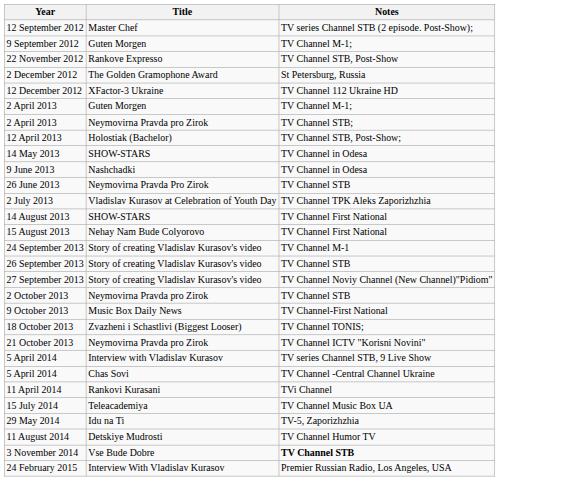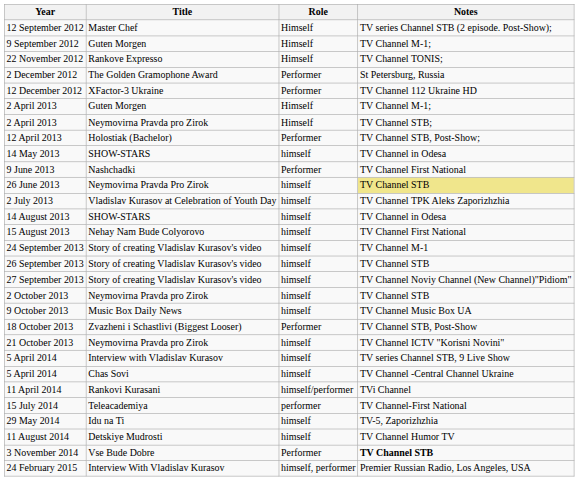+ column: (318, 12)
(340, 59) TV Channel STB, Post-Show -> (401, 59) TV Channel TONIS;
(324, 169) TV Channel in Odesa -> (413, 169) TV Channel First National
(316, 185) no background -> (395, 185) khaki background
(334, 216) TV Channel First National -> (403, 216) TV Channel in Odesa
(334, 311) TV Channel-First National -> (416, 311) TV Channel Music Box UA
(322, 327) TV Channel TONIS; -> (419, 327) TV Channel STB, Post-Show
(337, 405) TV Channel Music Box UA -> (413, 405) TV Channel-First National
